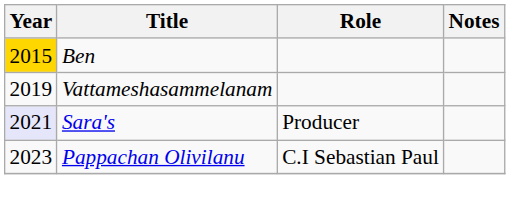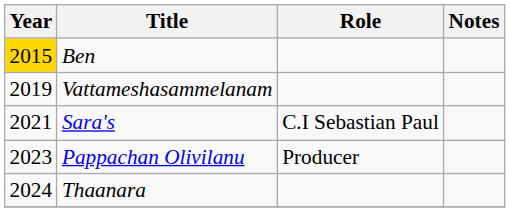(31, 122) lavender background -> (31, 122) no background
(321, 122) Producer -> (360, 122) C.I Sebastian Paul
(360, 156) C.I Sebastian Paul -> (321, 156) Producer
+ row: (104, 190)
